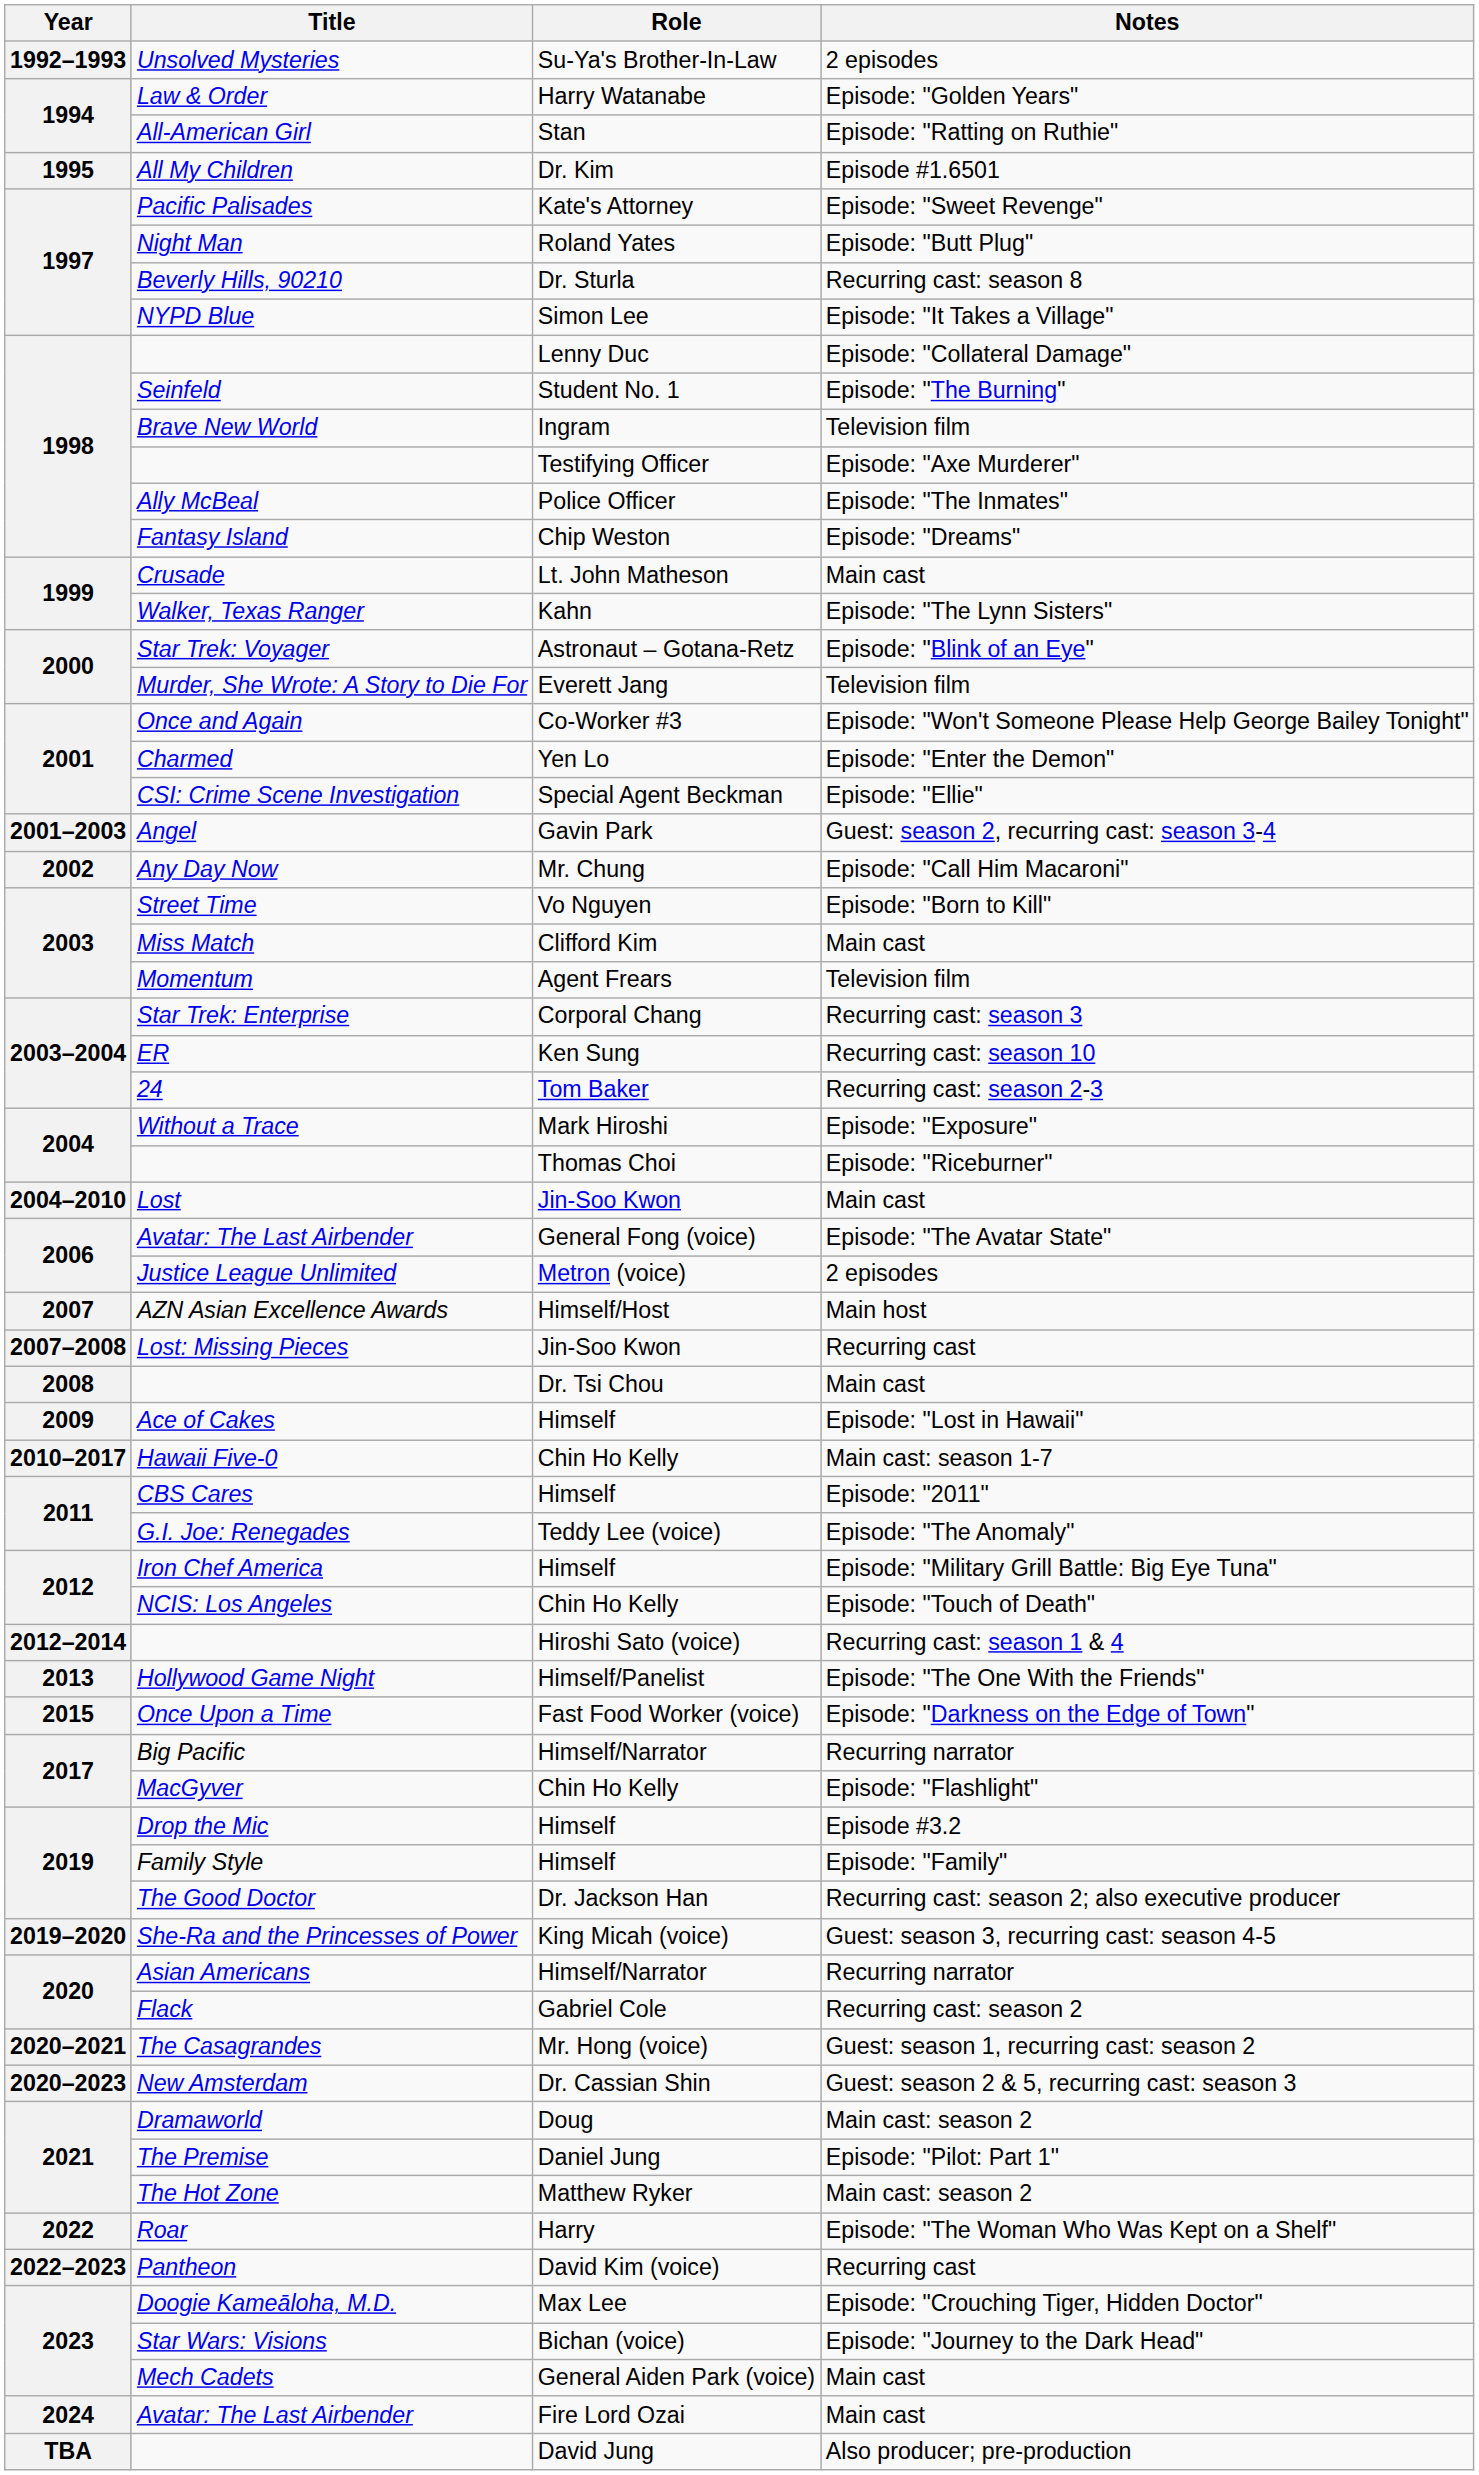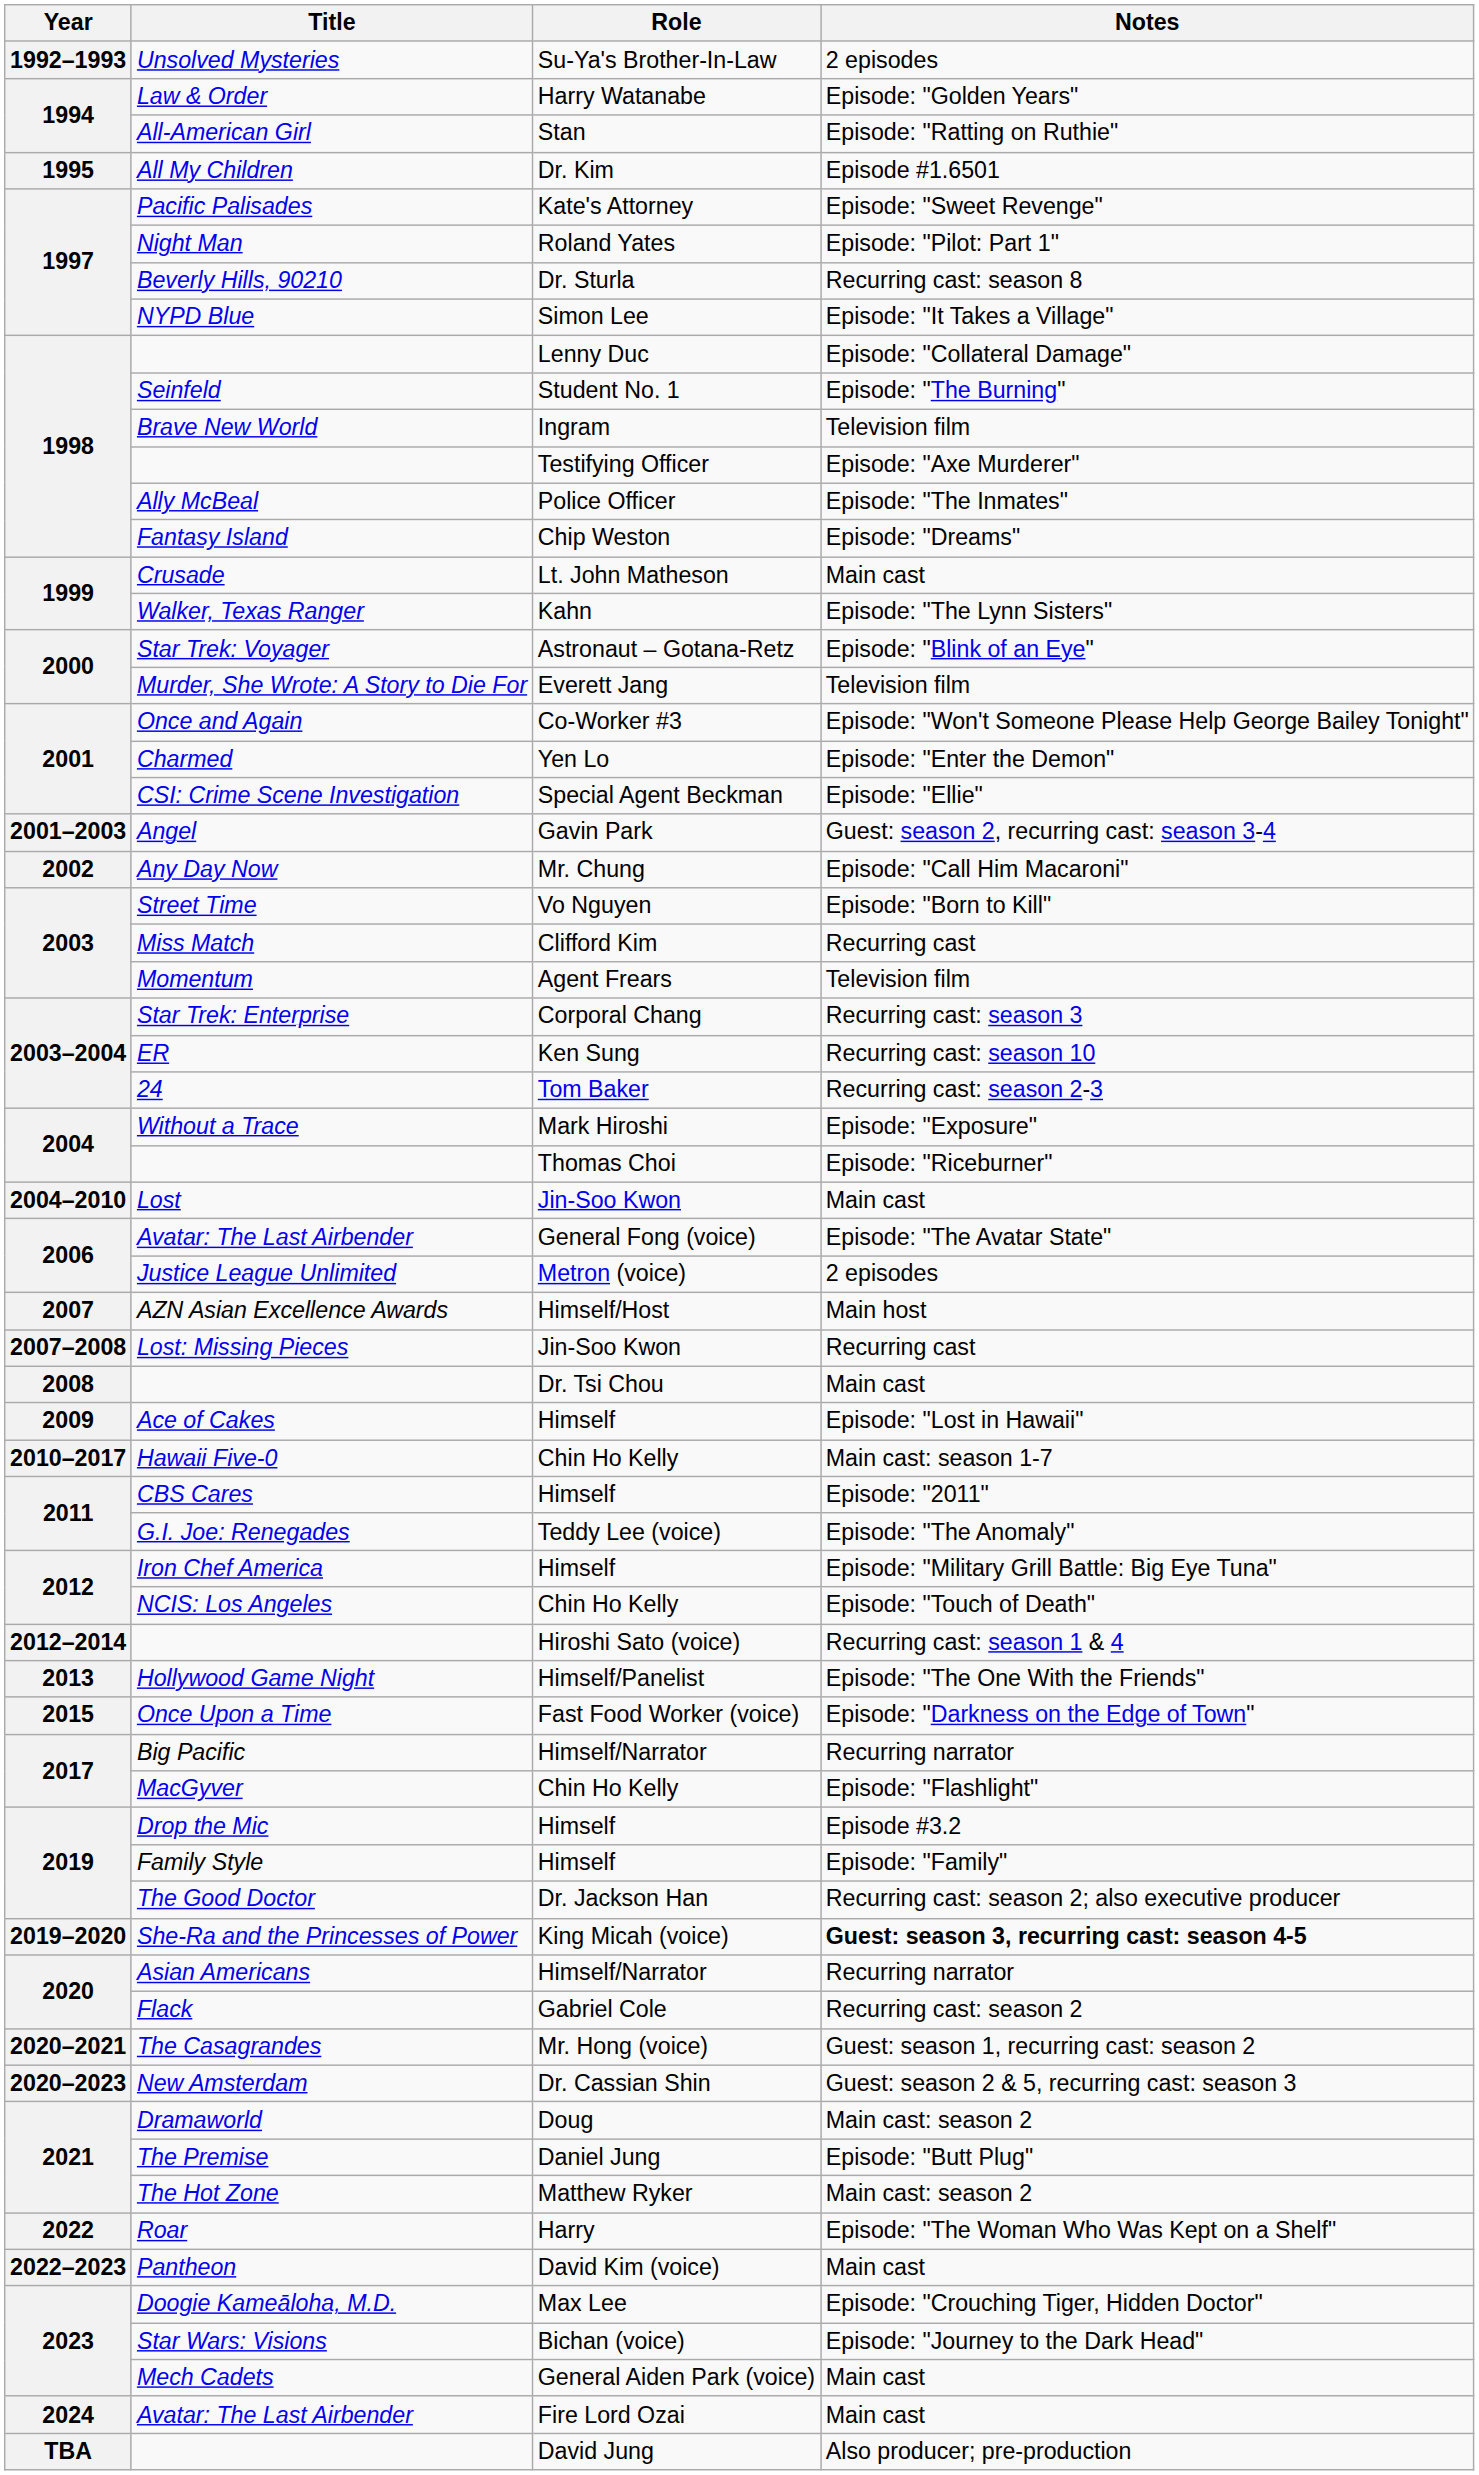(929, 243) Episode: "Butt Plug" -> (942, 243) Episode: "Pilot: Part 1"
(875, 942) Main cast -> (901, 942) Recurring cast
(1051, 1936) normal -> (1066, 1936) bold
(942, 2156) Episode: "Pilot: Part 1" -> (929, 2156) Episode: "Butt Plug"
(901, 2267) Recurring cast -> (875, 2267) Main cast
